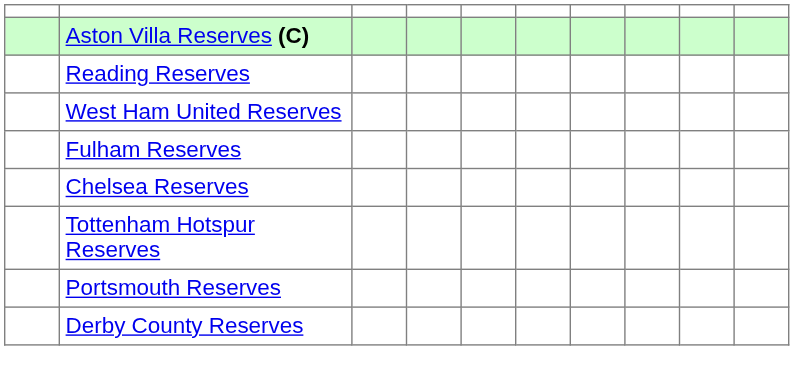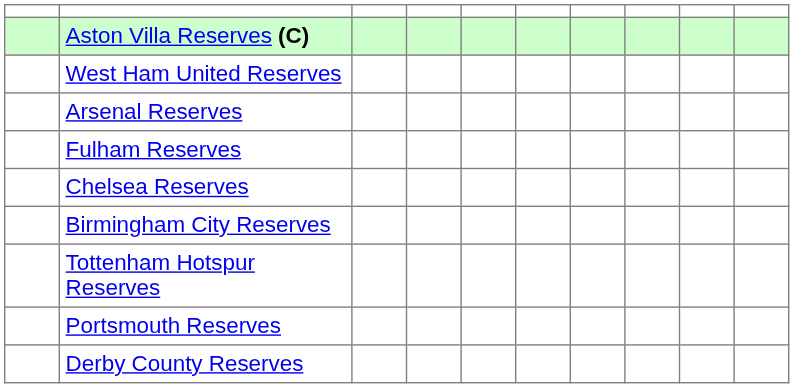- row: (158, 73)
+ row: (154, 111)
+ row: (198, 224)
